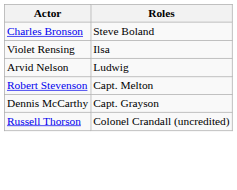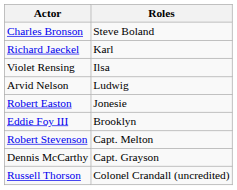+ row: (43, 49)
+ row: (39, 103)
+ row: (38, 121)
